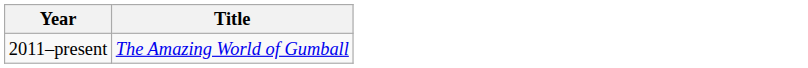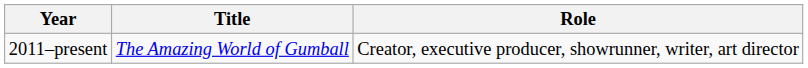+ column: (578, 19)
